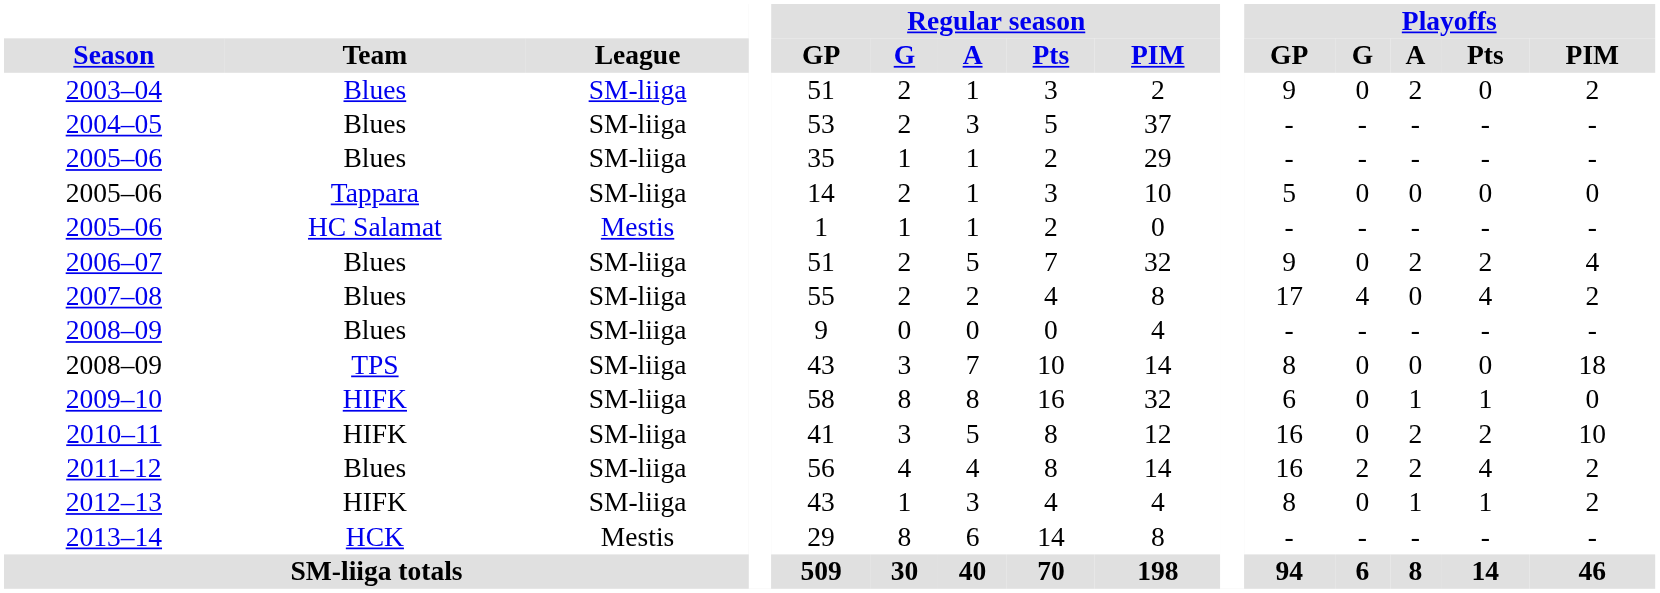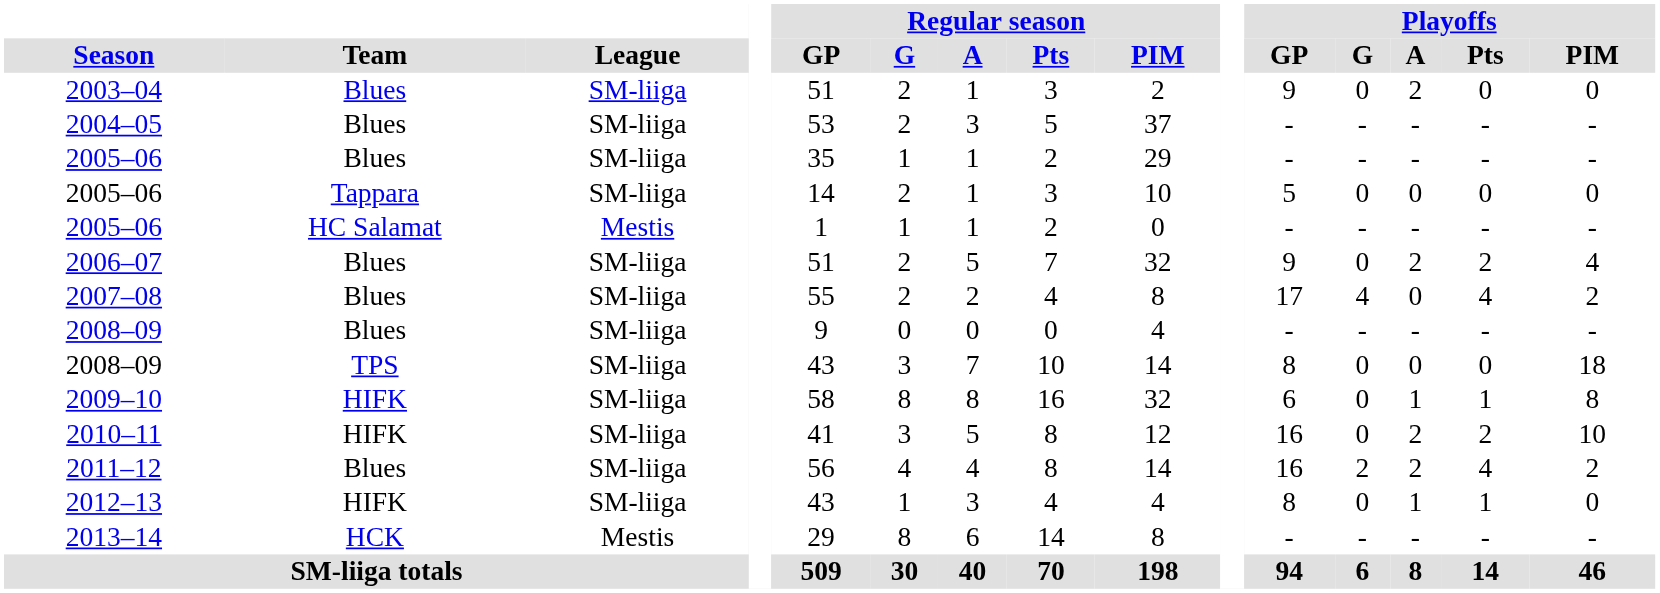(1592, 89) 2 -> (1592, 89) 0
(1592, 399) 0 -> (1592, 399) 8
(1592, 502) 2 -> (1592, 502) 0
